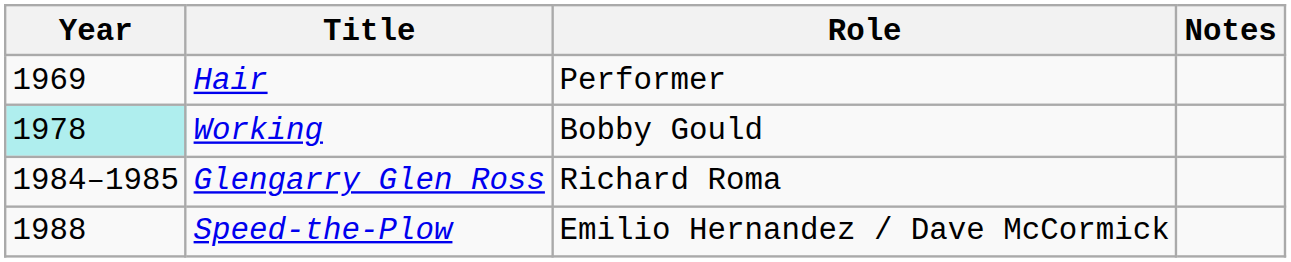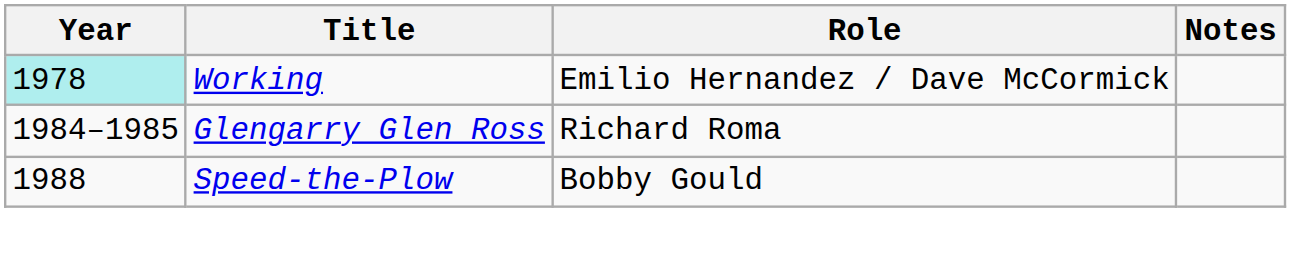- row: (231, 81)
(661, 131) Bobby Gould -> (865, 81) Emilio Hernandez / Dave McCormick
(865, 231) Emilio Hernandez / Dave McCormick -> (661, 181) Bobby Gould
